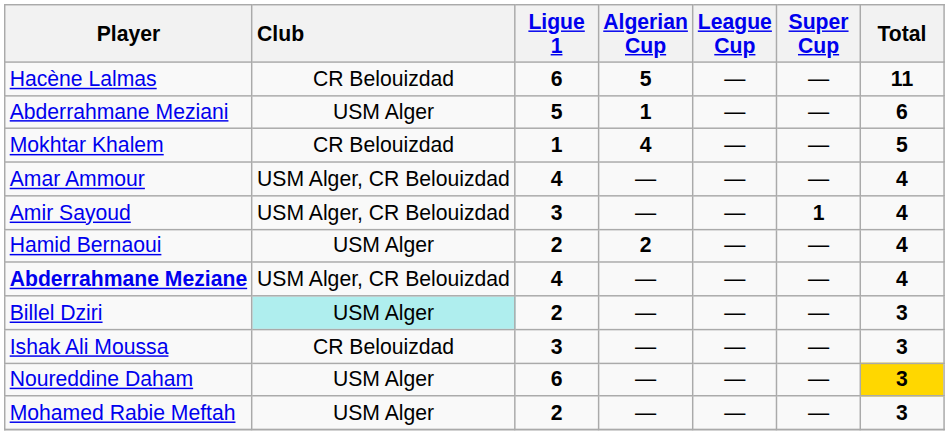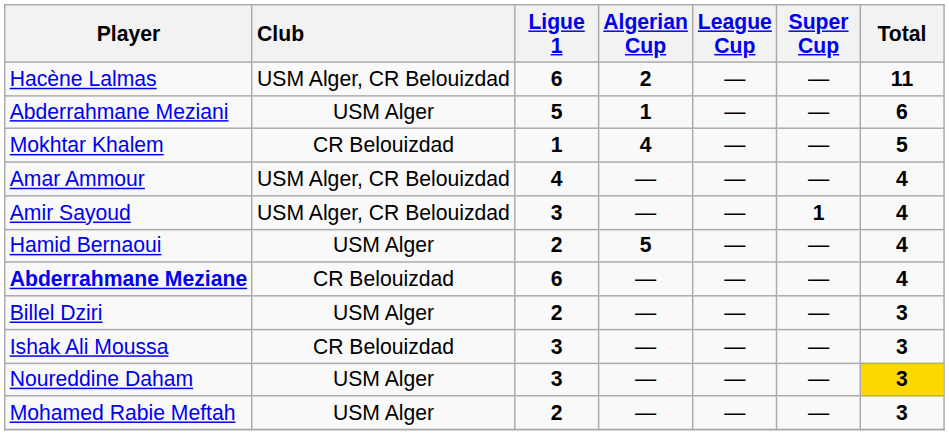(383, 79) CR Belouizdad -> (384, 79) USM Alger, CR Belouizdad
(646, 79) 5 -> (646, 79) 2
(646, 246) 2 -> (646, 246) 5
(384, 279) USM Alger, CR Belouizdad -> (383, 279) CR Belouizdad
(557, 279) 4 -> (557, 279) 6
(383, 313) paleturquoise background -> (383, 313) no background
(557, 380) 6 -> (557, 380) 3
